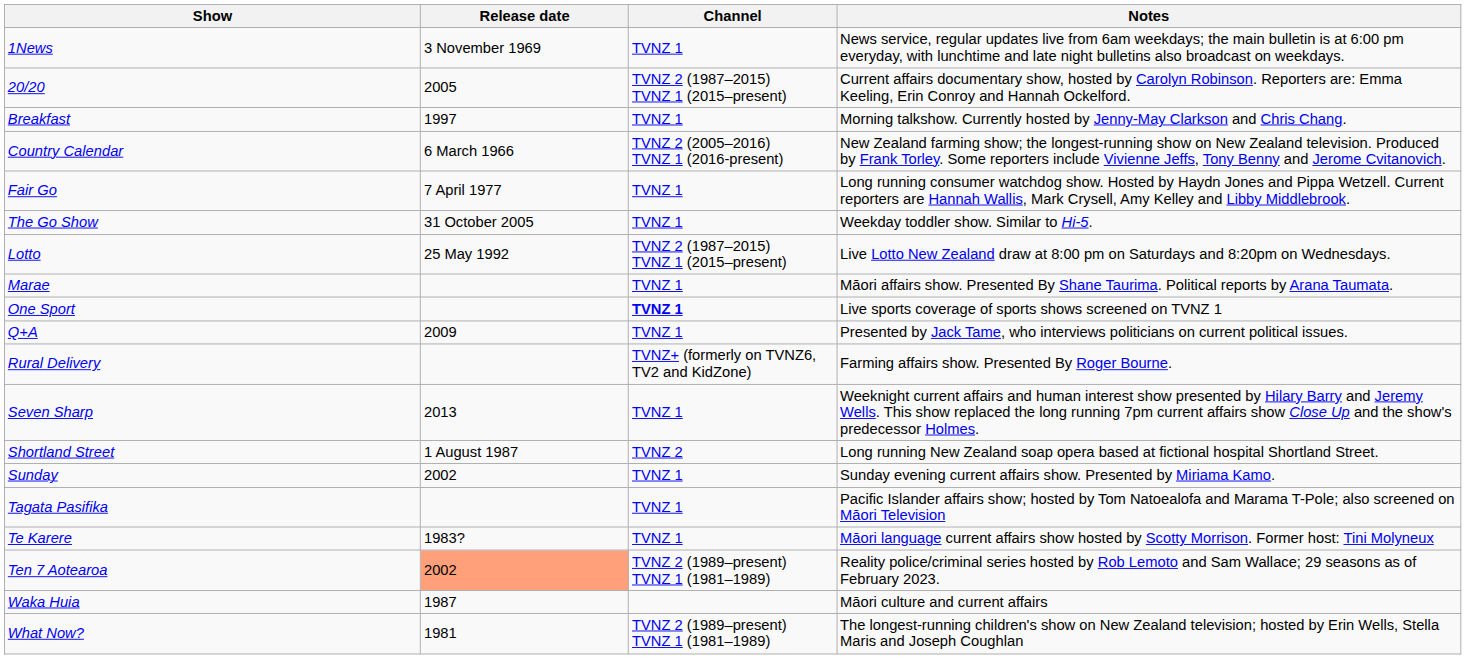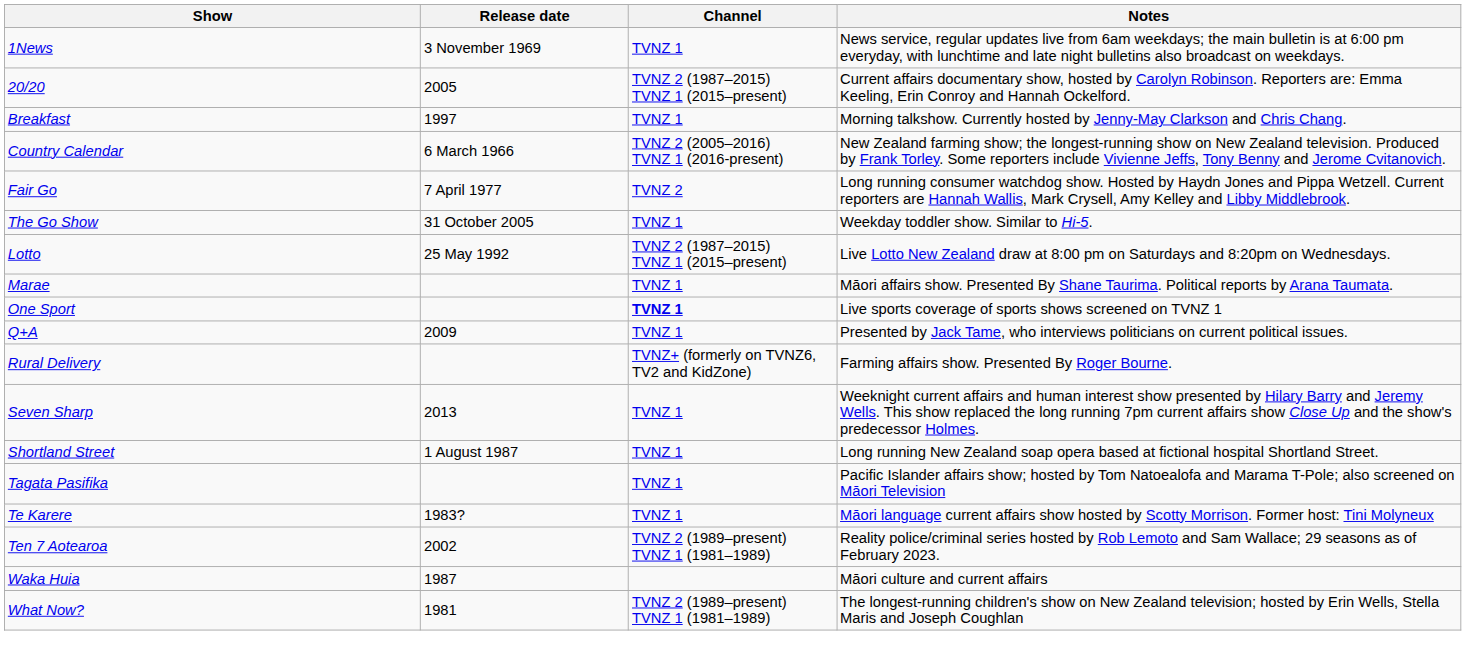(657, 190) TVNZ 1 -> (657, 190) TVNZ 2
(657, 452) TVNZ 2 -> (657, 452) TVNZ 1
- row: (33, 475)
(440, 570) lightsalmon background -> (440, 547) no background
